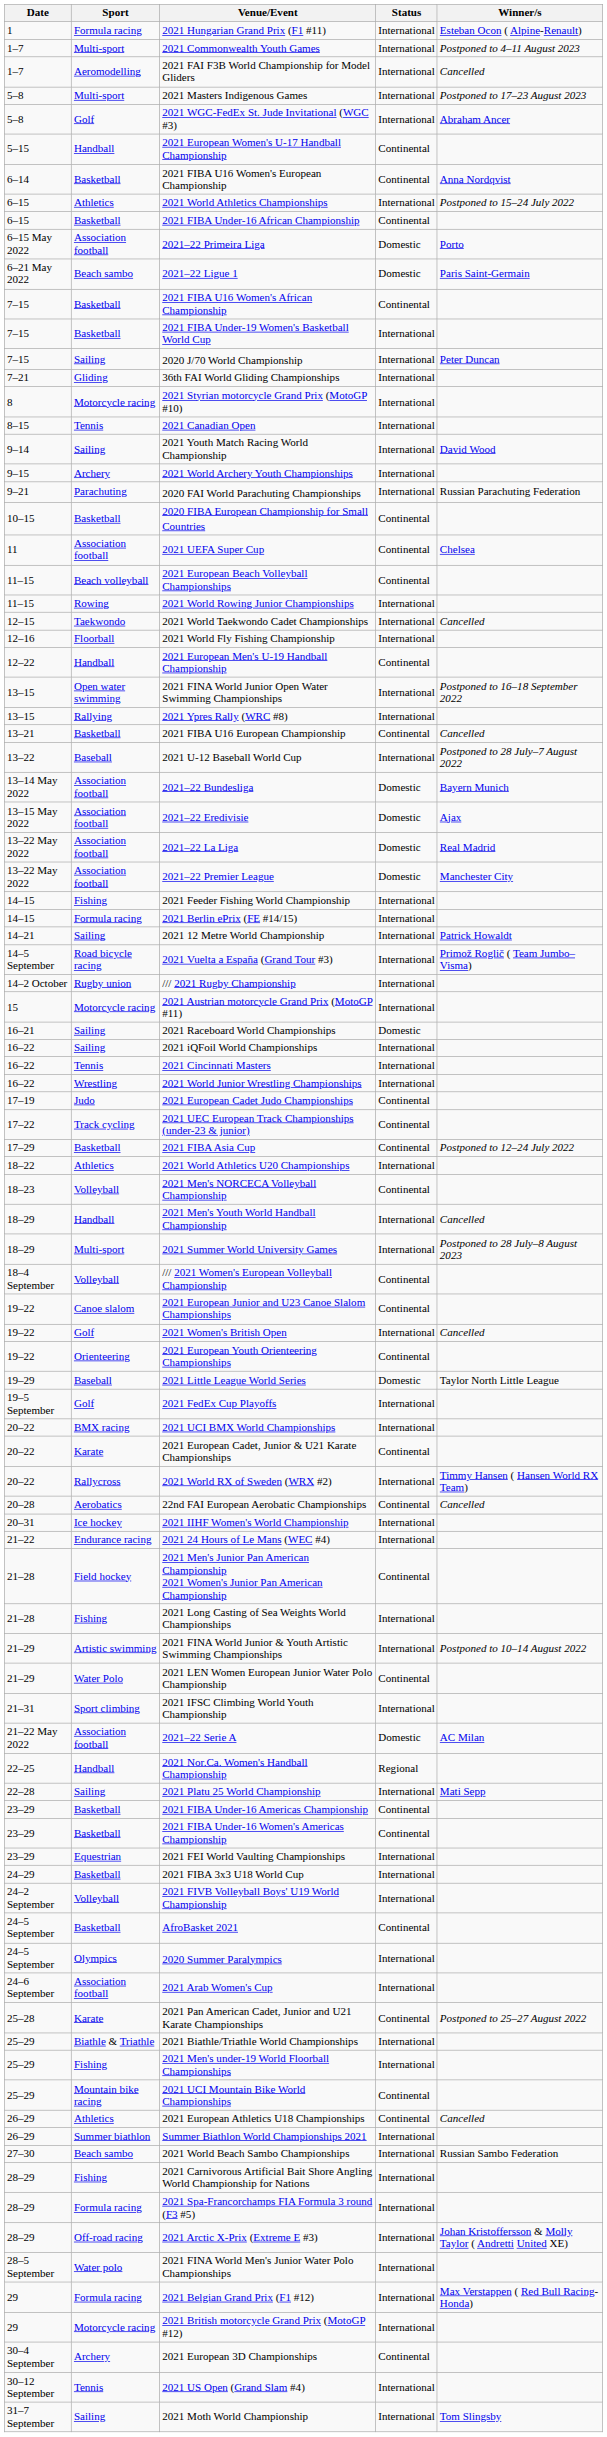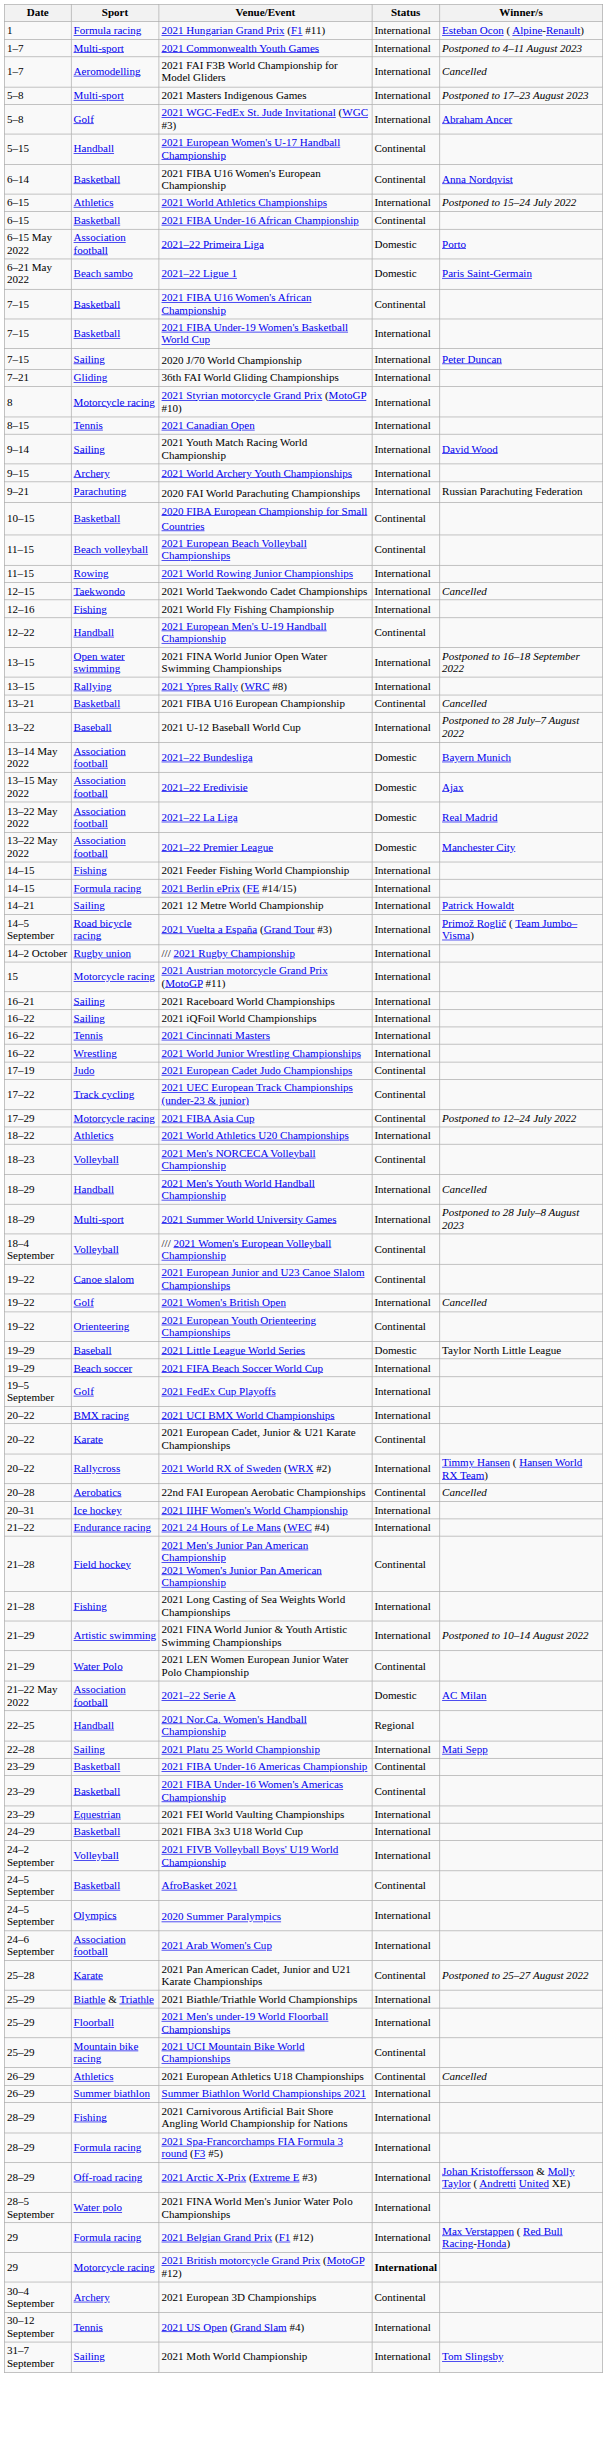- row: (213, 550)
(94, 638) Floorball -> (90, 608) Fishing
(400, 1030) Domestic -> (403, 1000) International
(97, 1148) Basketball -> (114, 1118) Motorcycle racing
+ row: (242, 1367)
- row: (238, 1708)
(90, 2065) Fishing -> (94, 2023) Floorball
- row: (256, 2154)
(407, 2327) normal -> (406, 2267) bold
